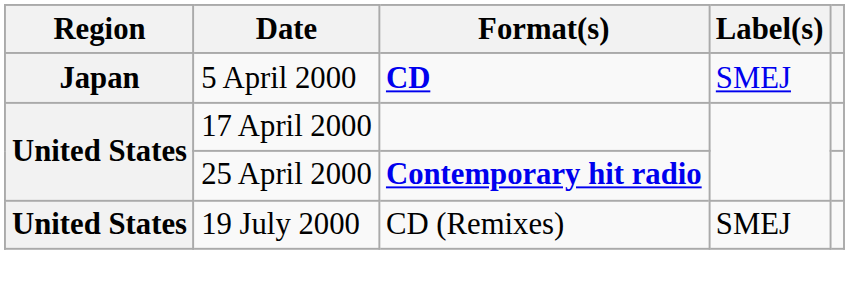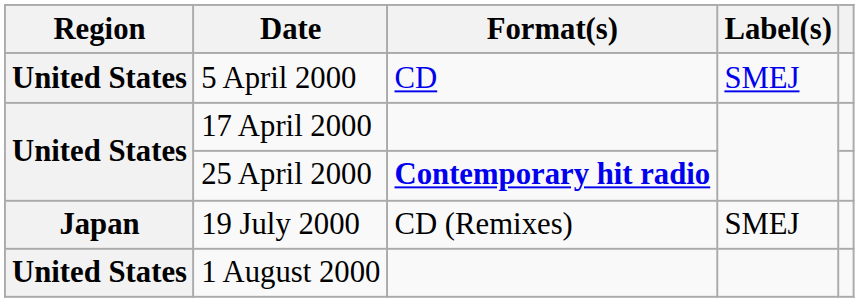(100, 77) Japan -> (100, 77) United States
(408, 77) bold -> (416, 77) normal
(100, 223) United States -> (100, 223) Japan
+ row: (291, 272)
